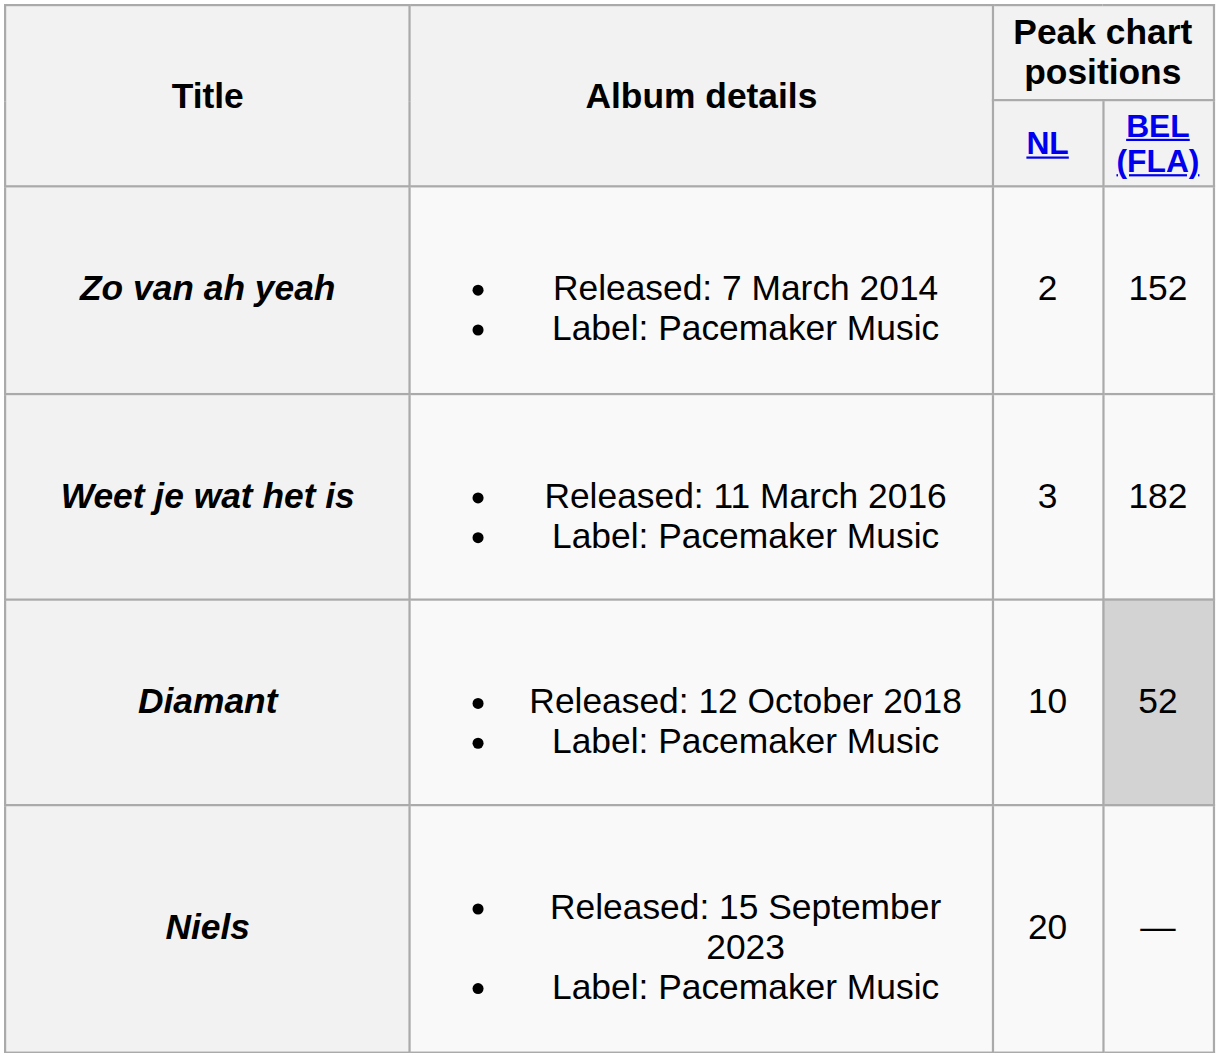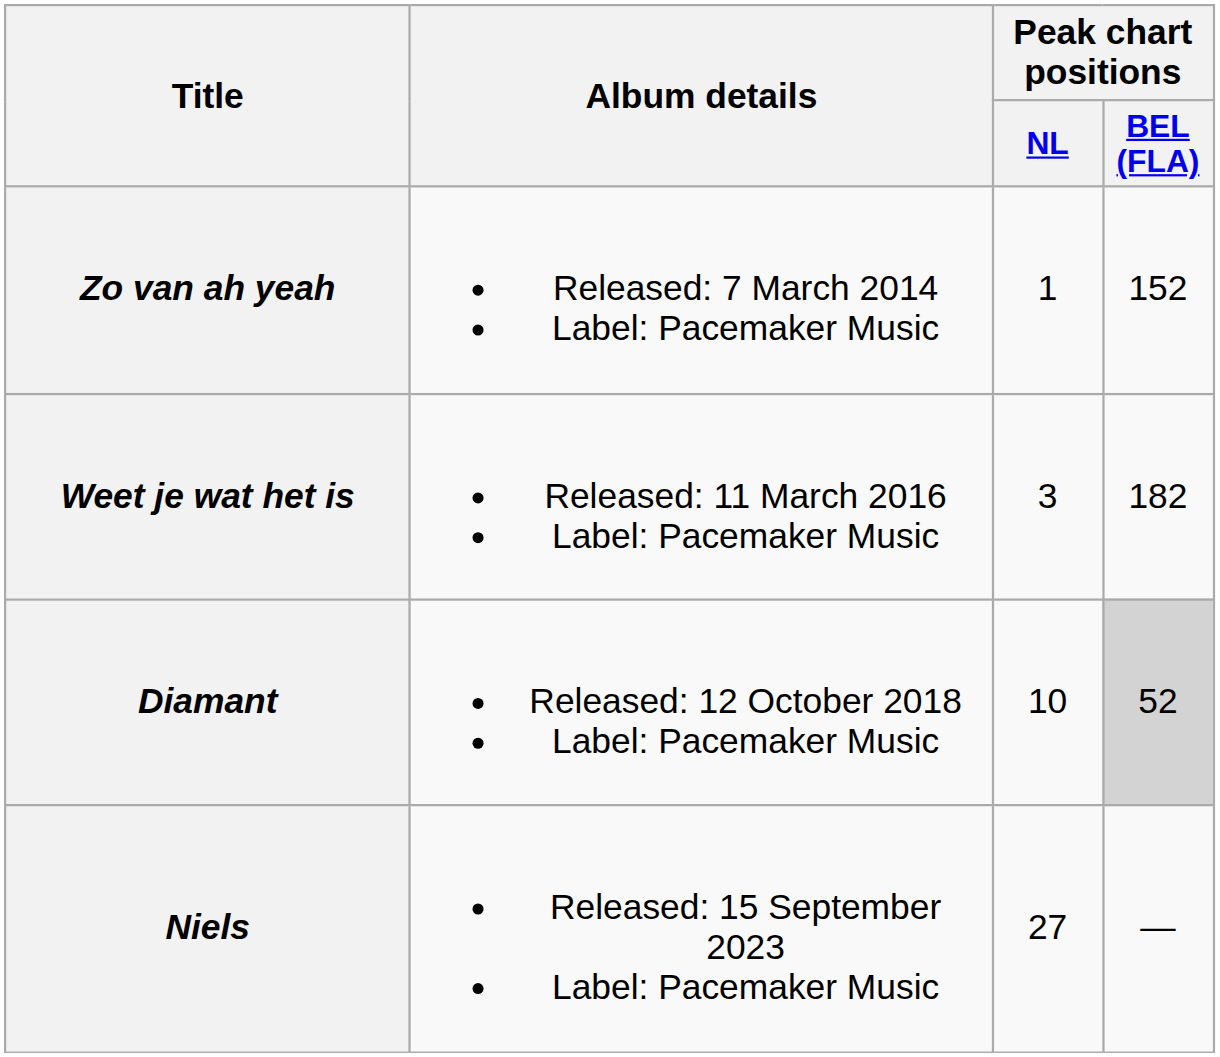(1048, 289) 2 -> (1048, 289) 1
(1048, 928) 20 -> (1048, 928) 27
